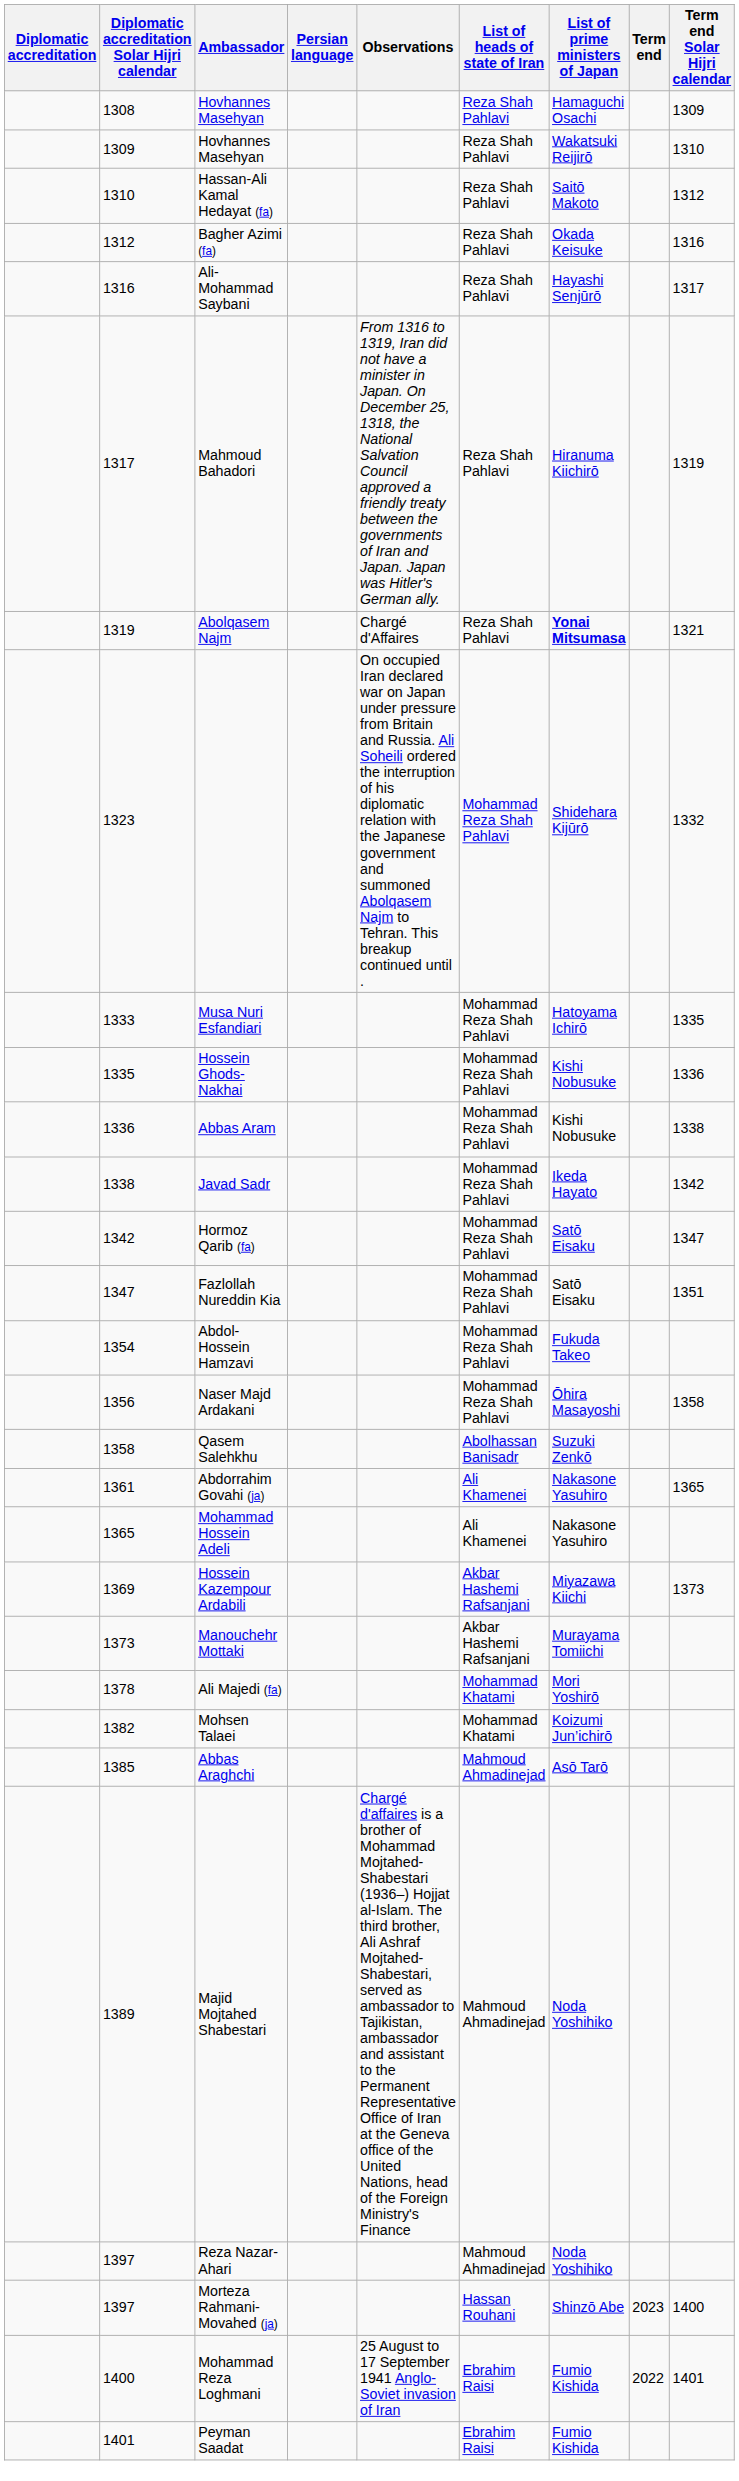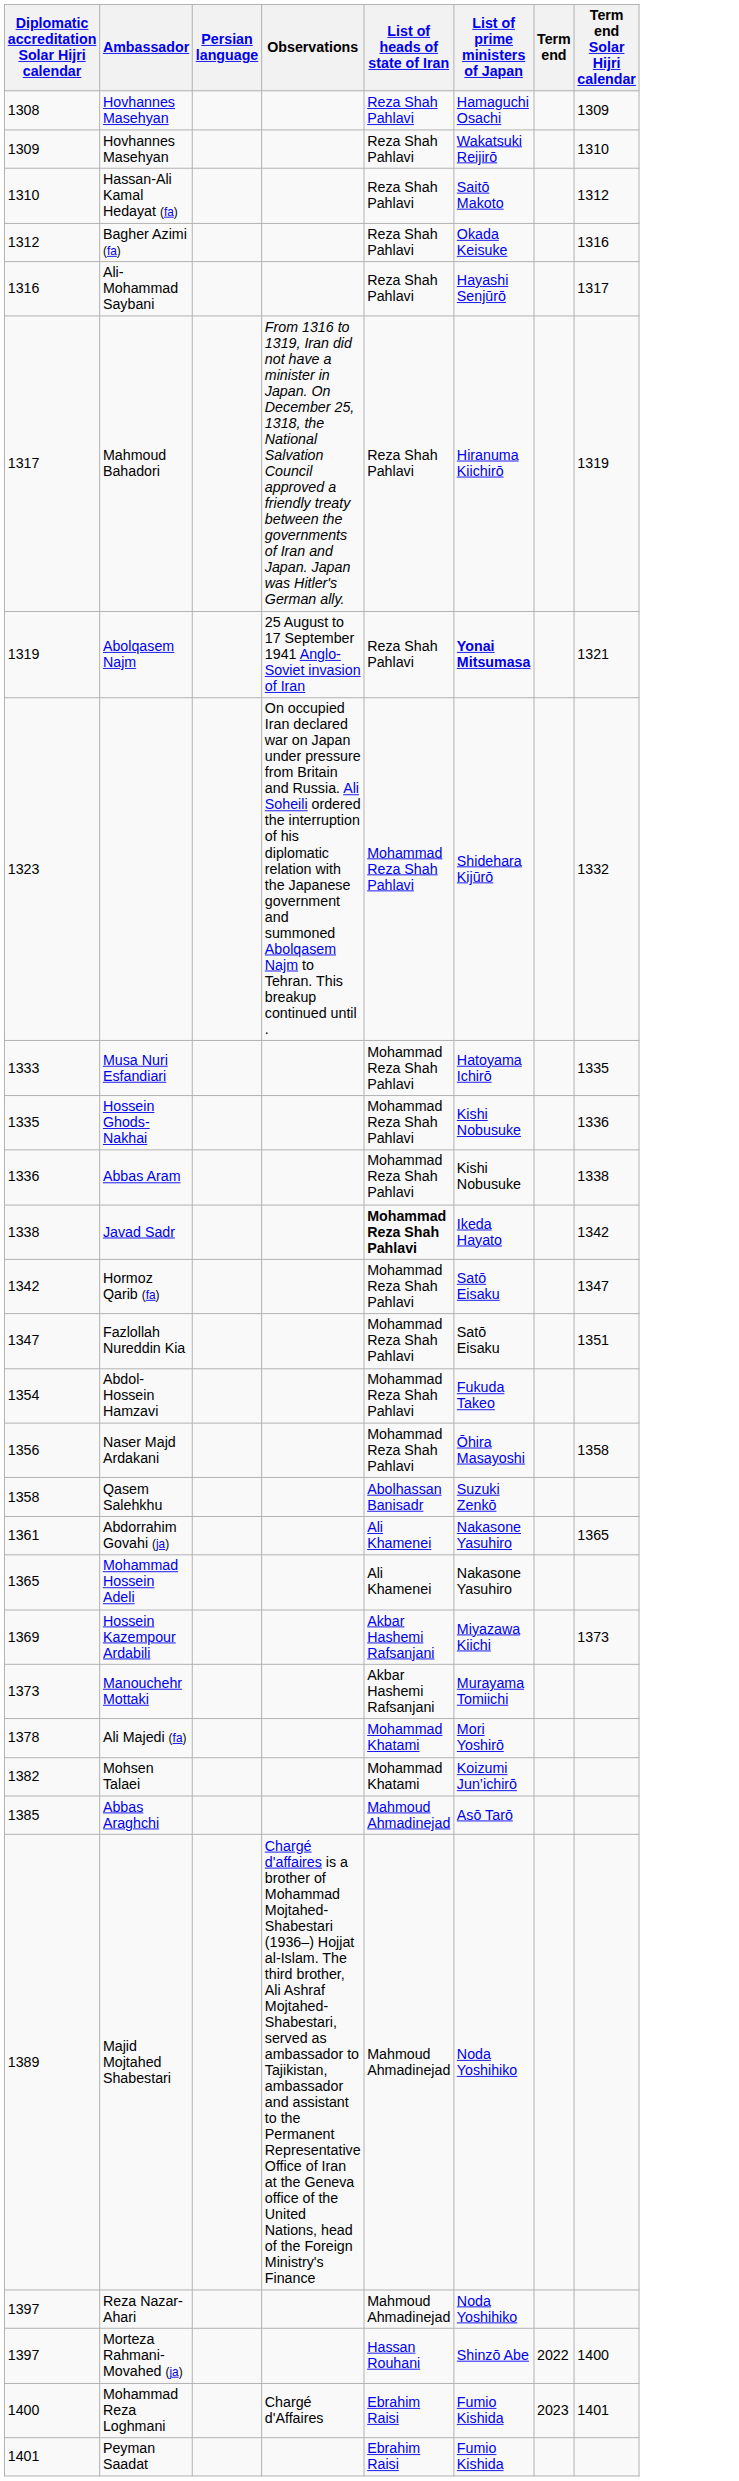- column: (52, 47)
(389, 630) Chargé d'Affaires -> (313, 654) 25 August to 17 September 1941 Anglo-Soviet invasion of Iran
(500, 1183) normal -> (407, 1231) bold
(648, 2307) 2023 -> (553, 2355) 2022
(408, 2378) 25 August to 17 September 1941 Anglo-Soviet invasion of Iran -> (294, 2410) Chargé d'Affaires
(648, 2378) 2022 -> (553, 2410) 2023
